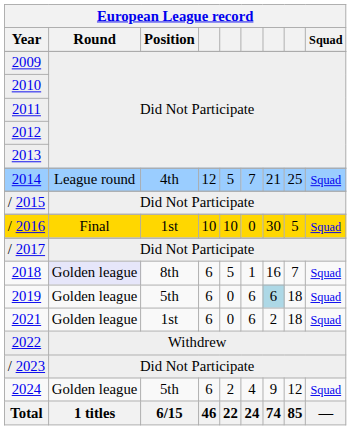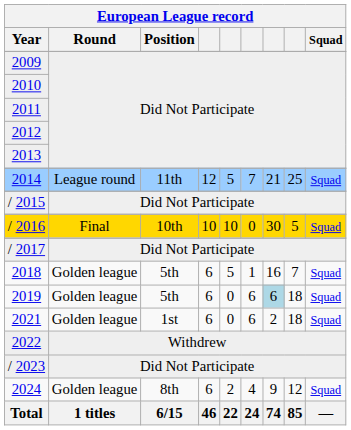(169, 179) 4th -> (169, 179) 11th
(169, 226) 1st -> (169, 226) 10th
(95, 272) lavender background -> (95, 272) no background
(169, 272) 8th -> (169, 272) 5th
(169, 389) 5th -> (169, 389) 8th
